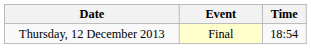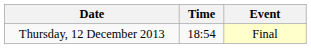columns swapped: (284, 14) <-> (221, 14)
